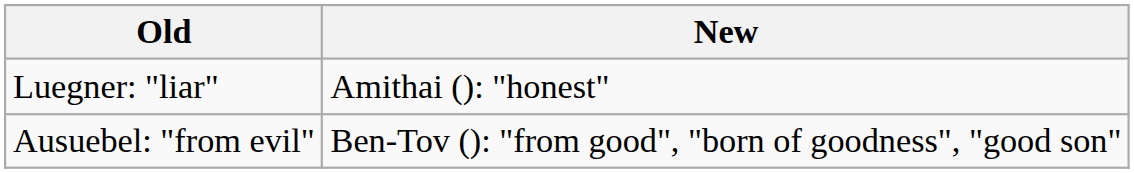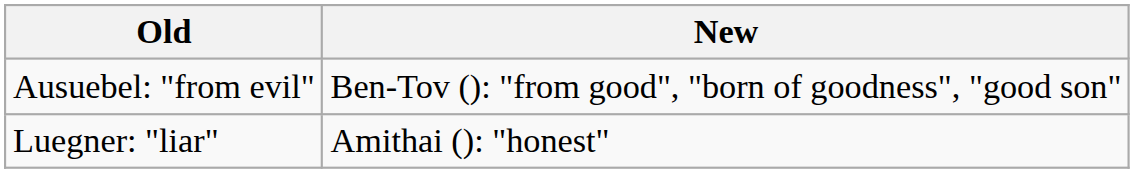rows swapped: (164, 140) <-> (116, 85)
